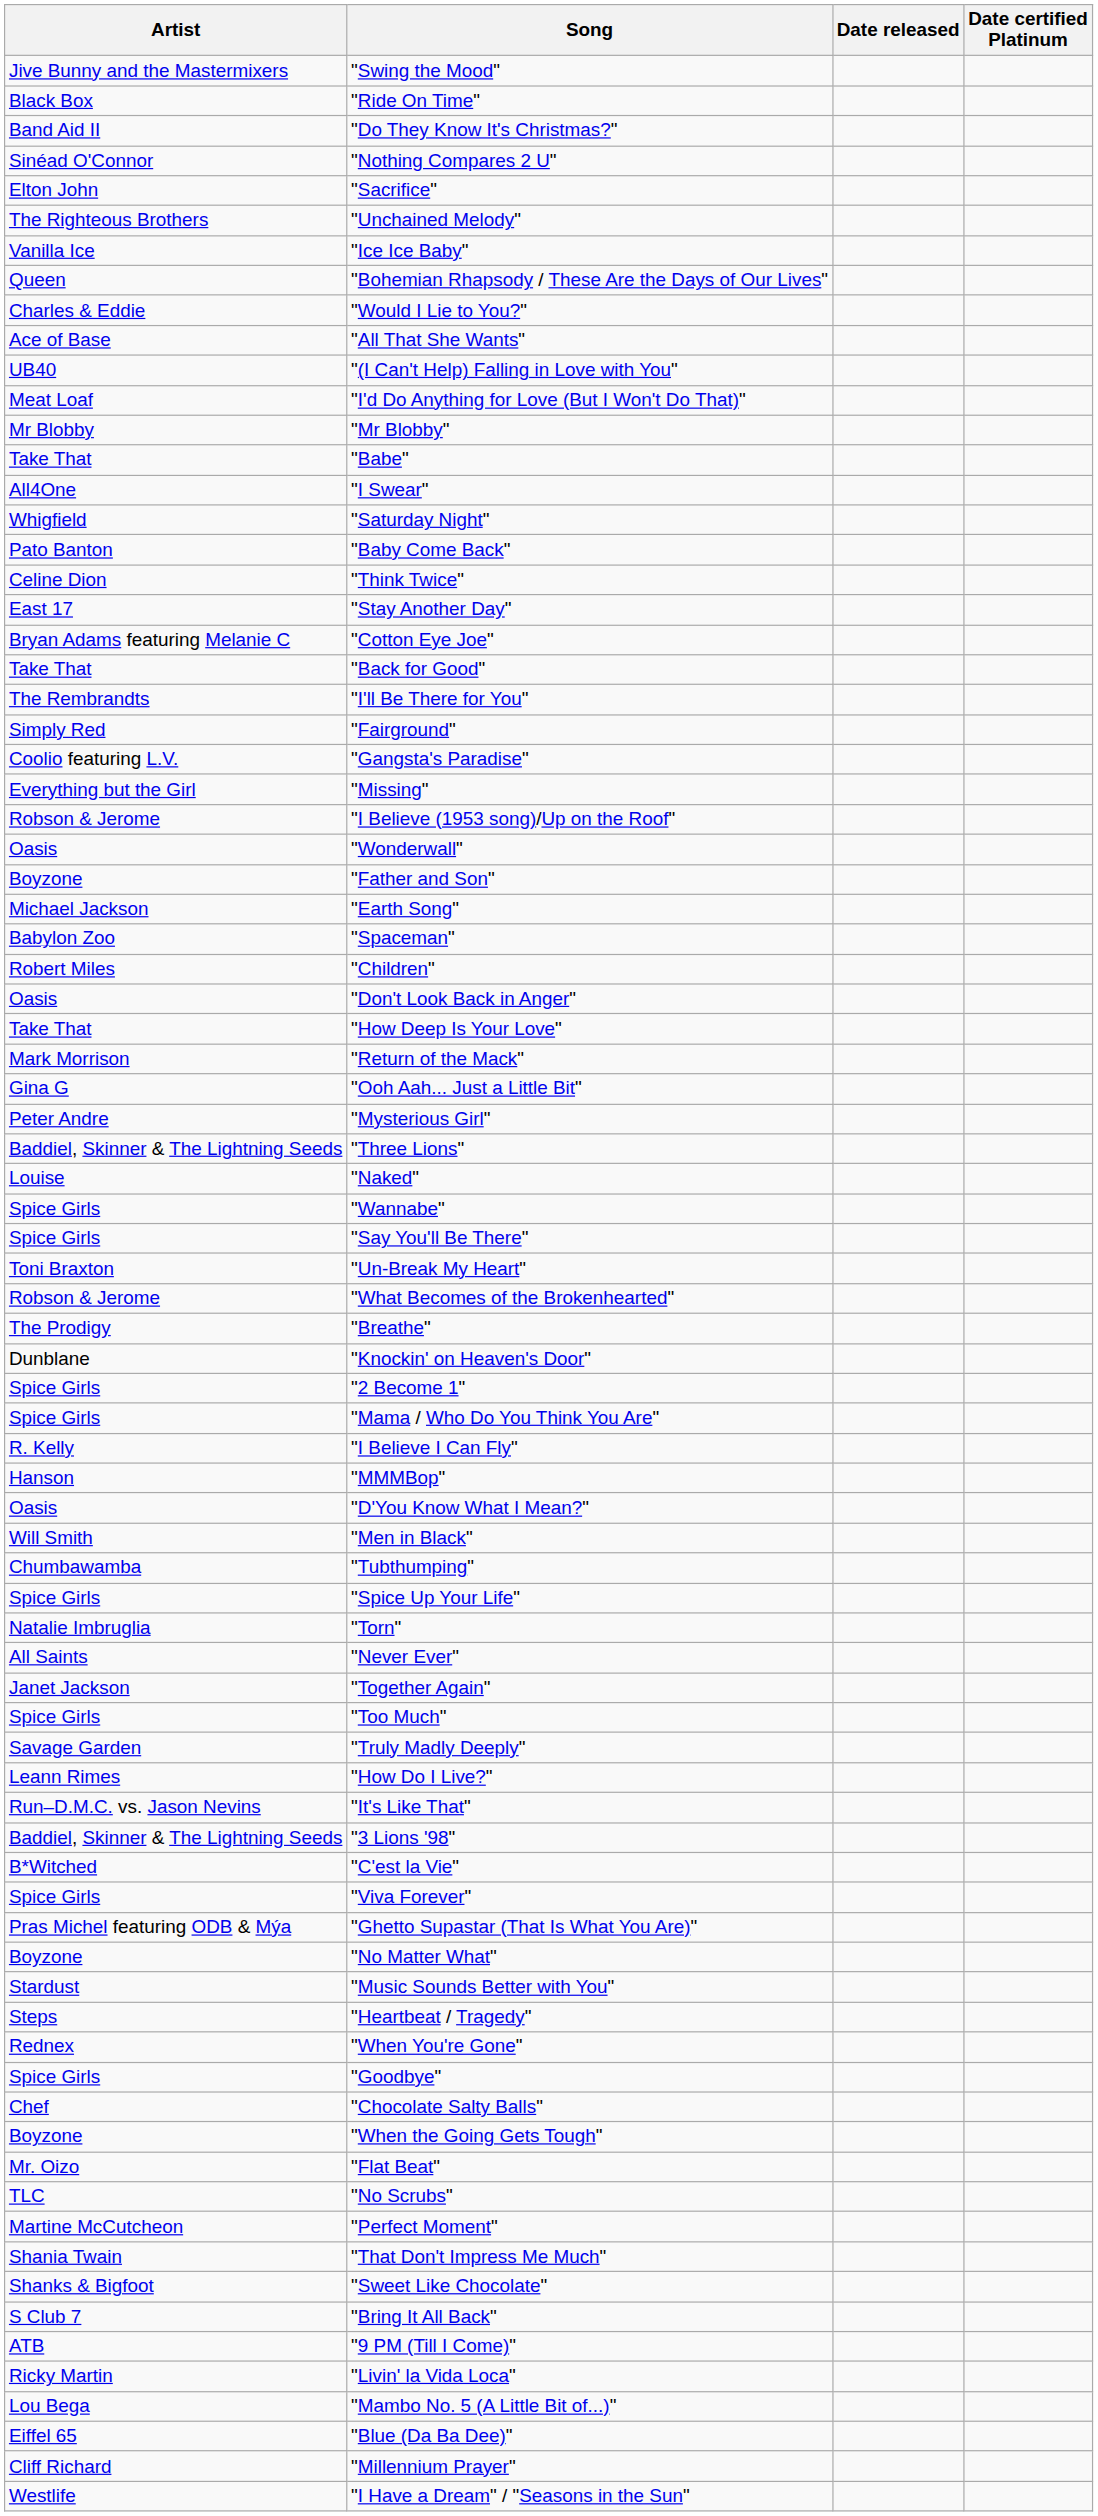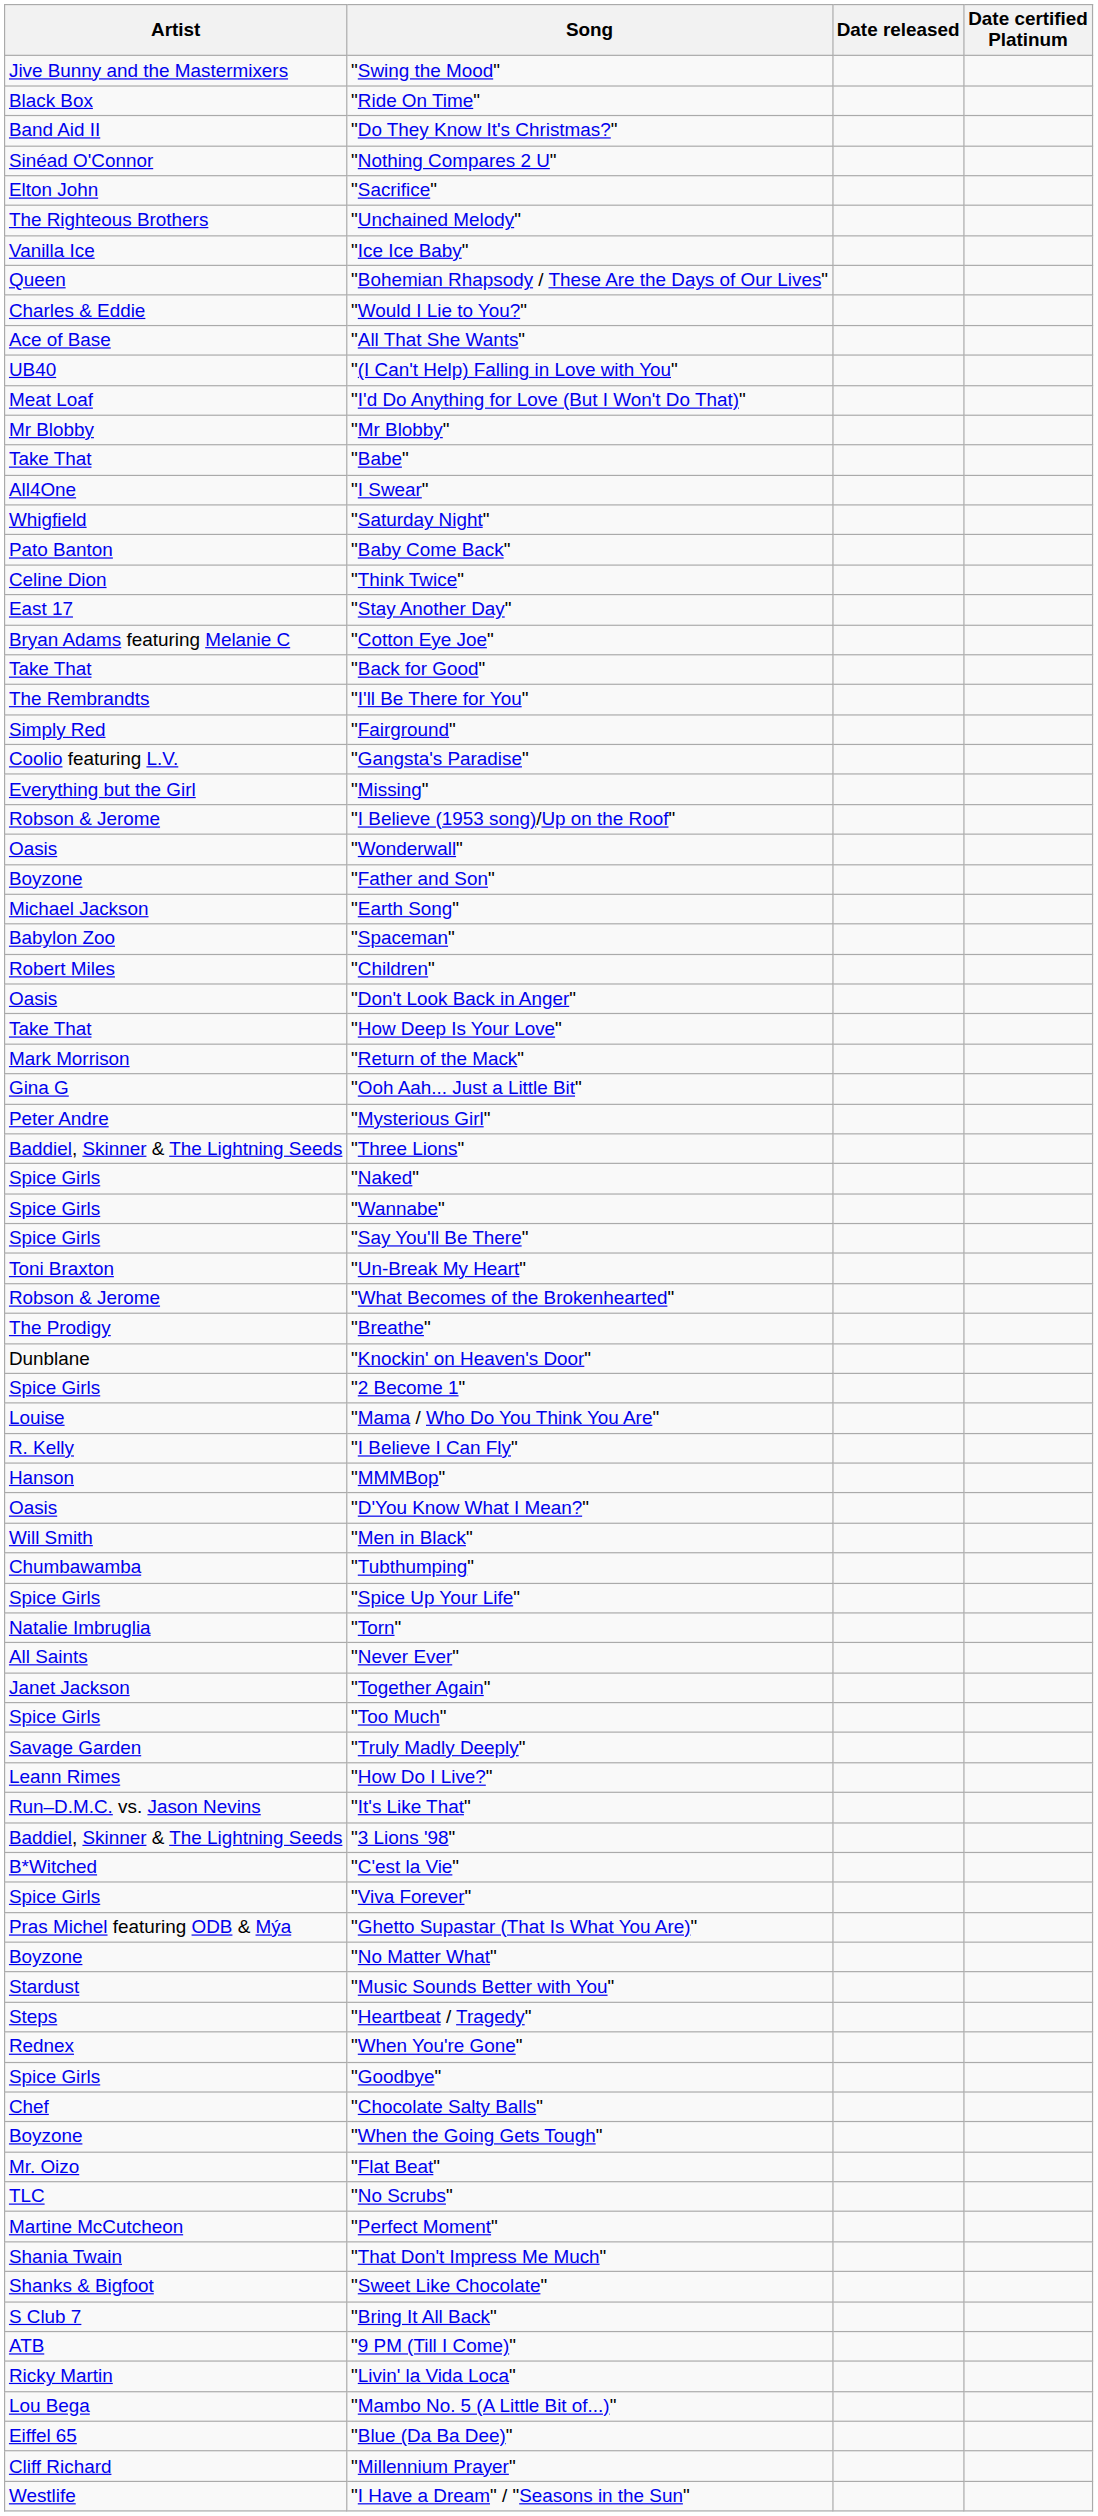(37, 1178) Louise -> (55, 1178) Spice Girls
(55, 1418) Spice Girls -> (37, 1418) Louise
